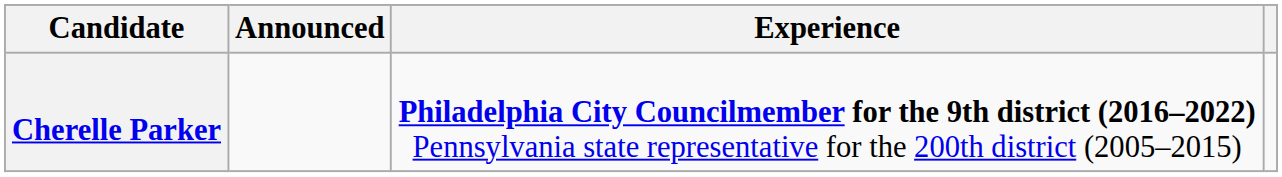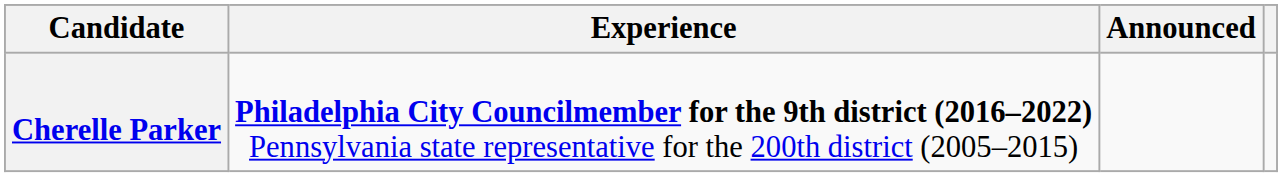columns swapped: (827, 28) <-> (310, 28)
